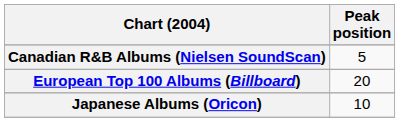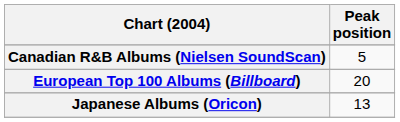(362, 104) 10 -> (362, 104) 13
